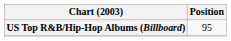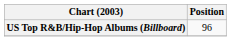(207, 28) 95 -> (207, 28) 96
